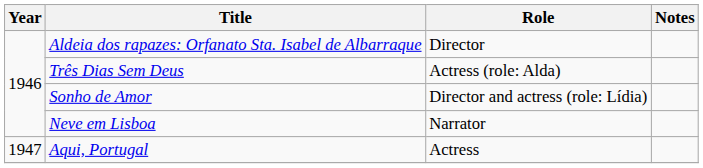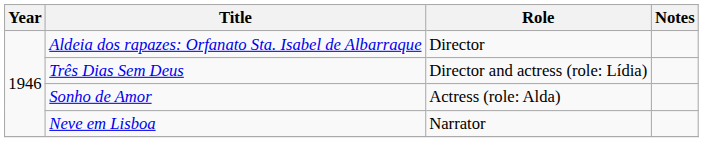(495, 70) Actress (role: Alda) -> (538, 70) Director and actress (role: Lídia)
(538, 96) Director and actress (role: Lídia) -> (495, 96) Actress (role: Alda)
- row: (99, 149)
